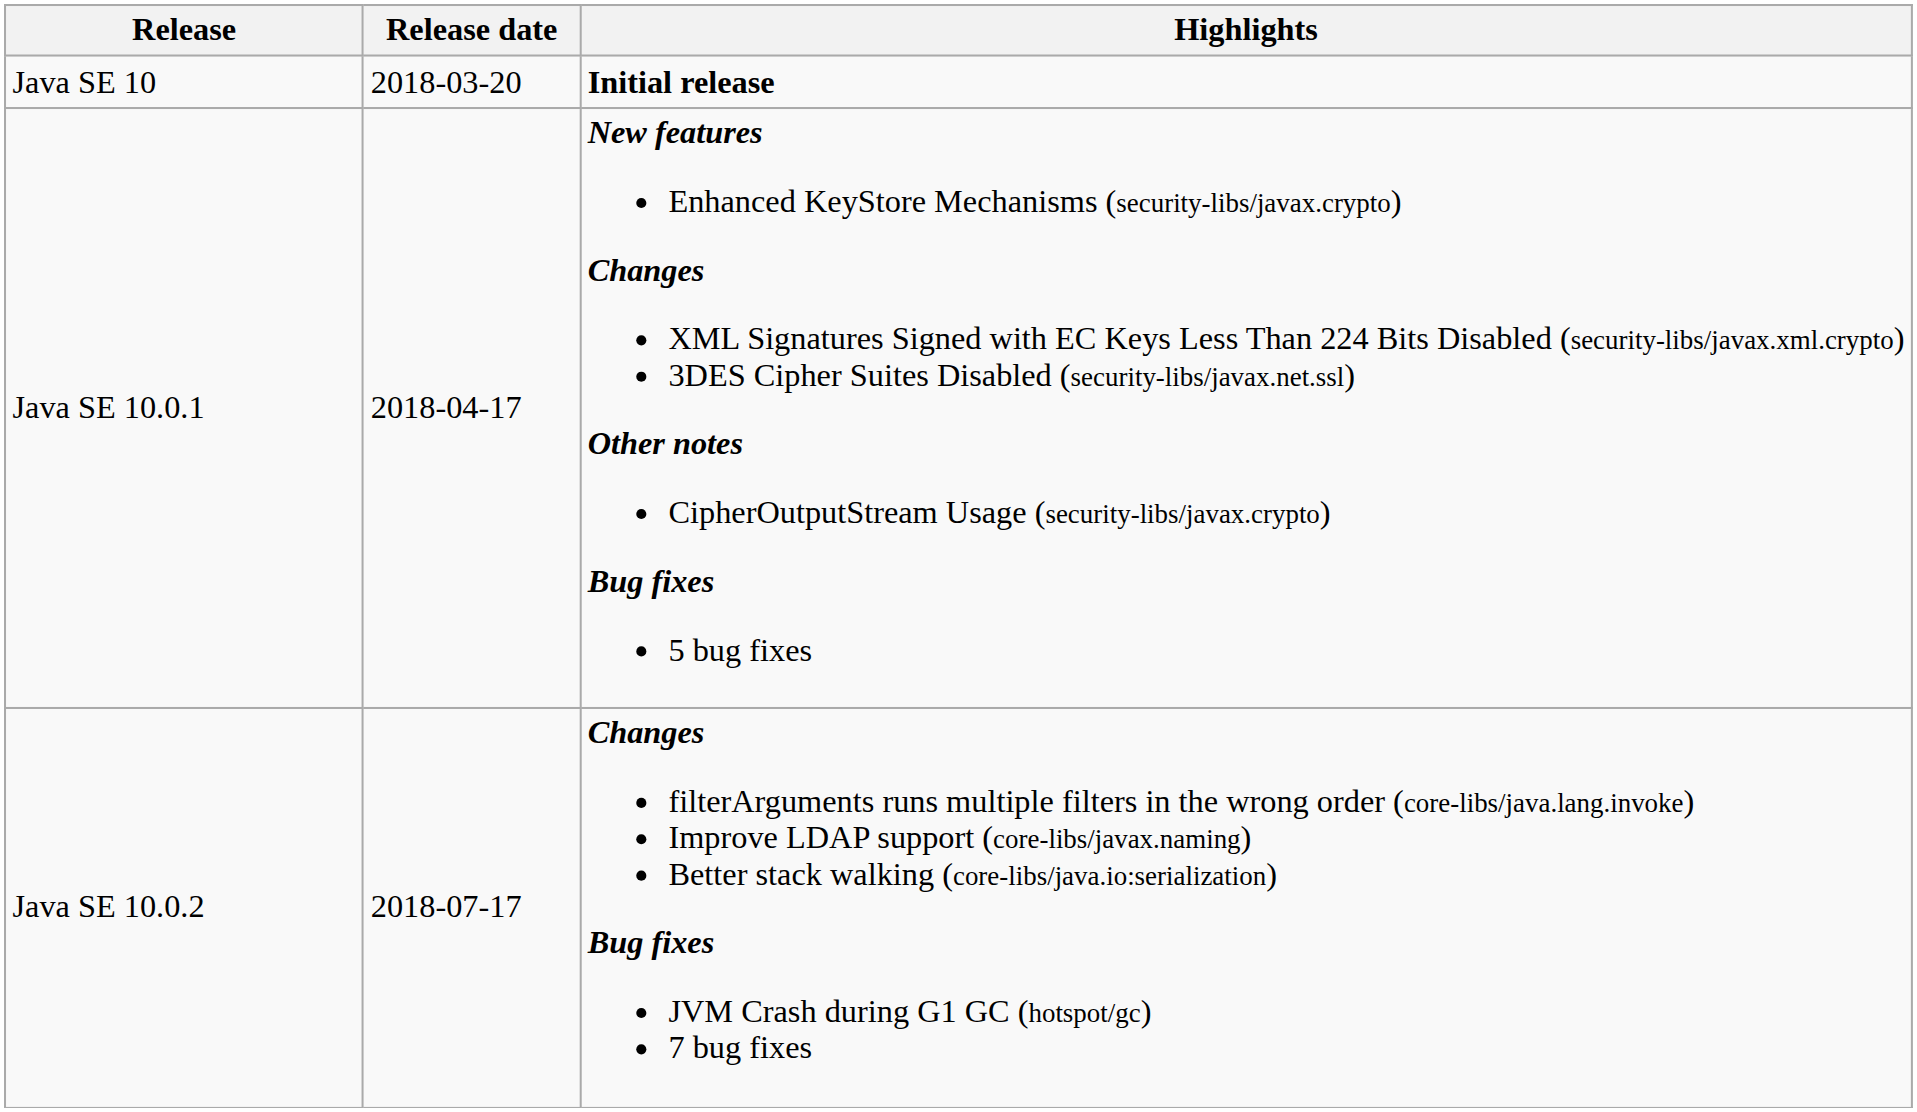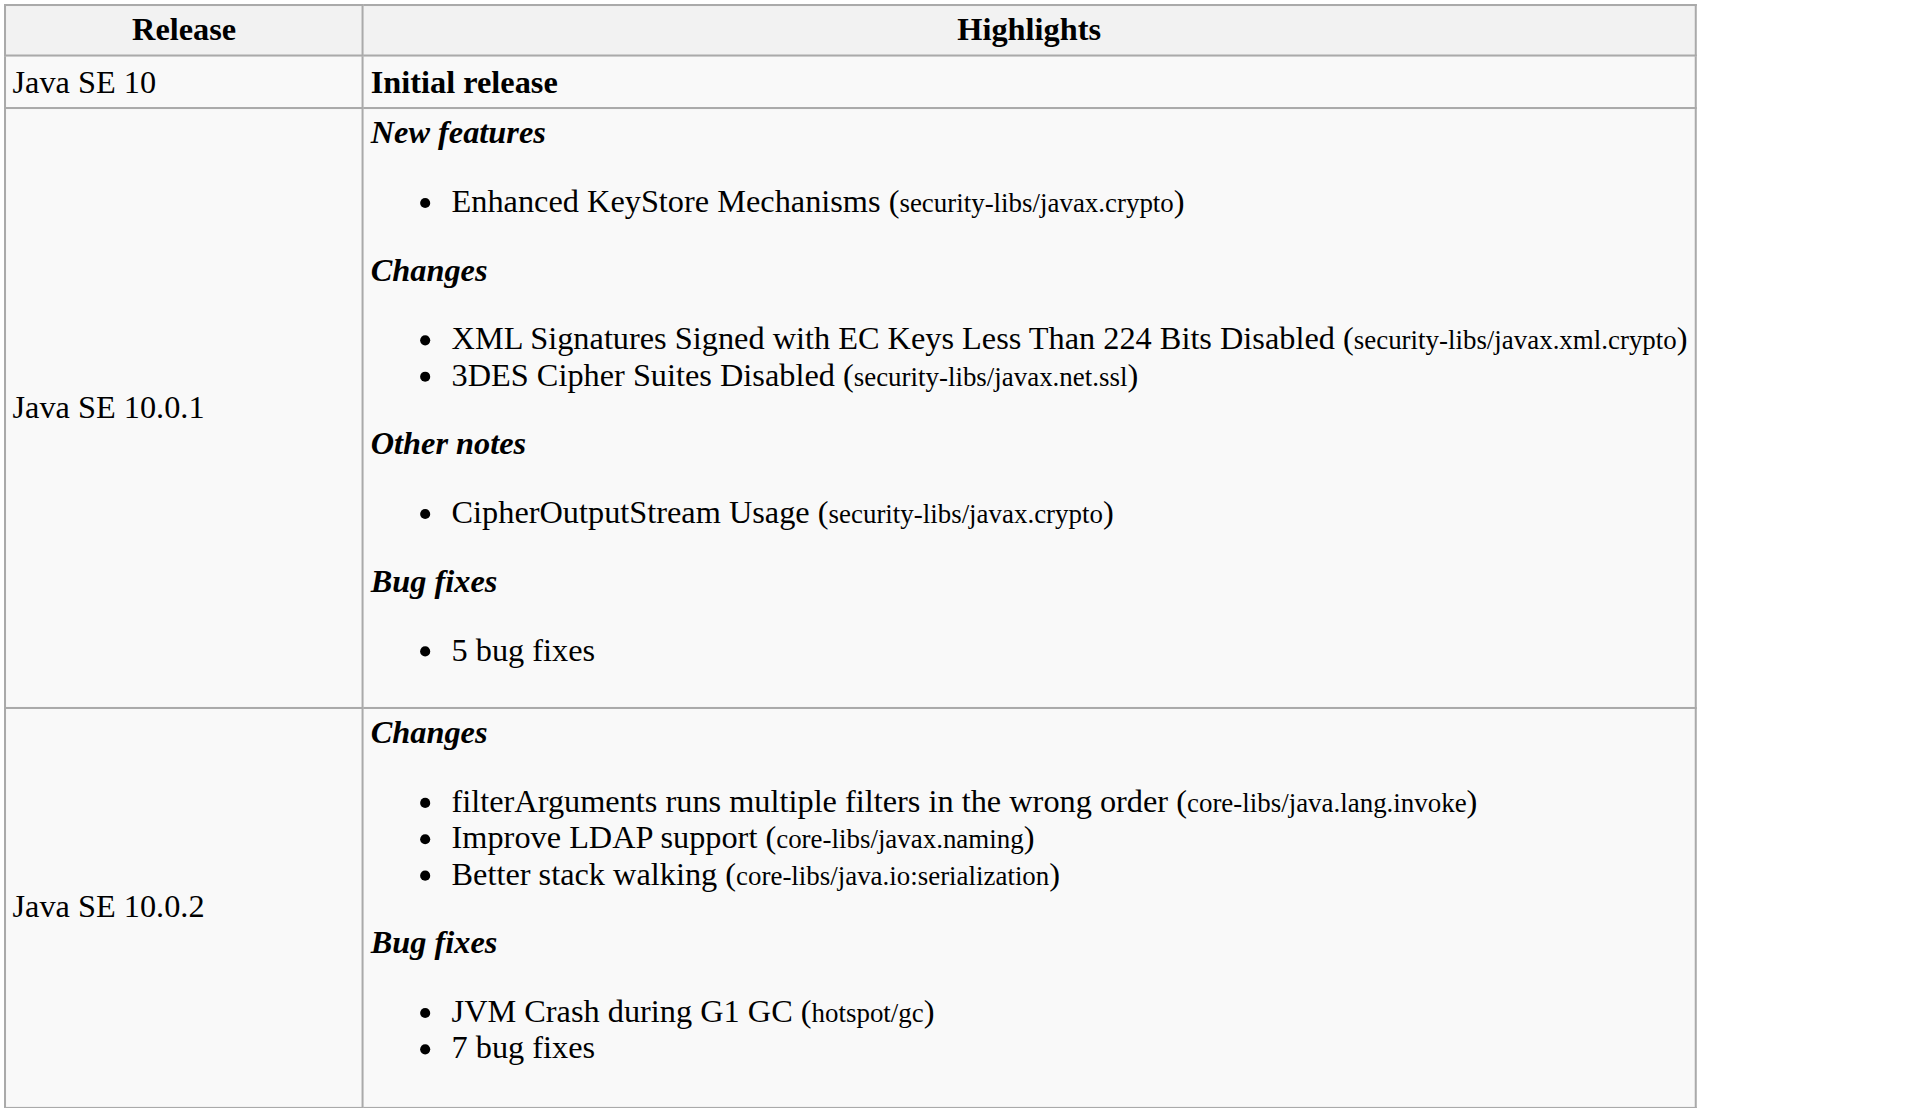- column: (472, 30)
